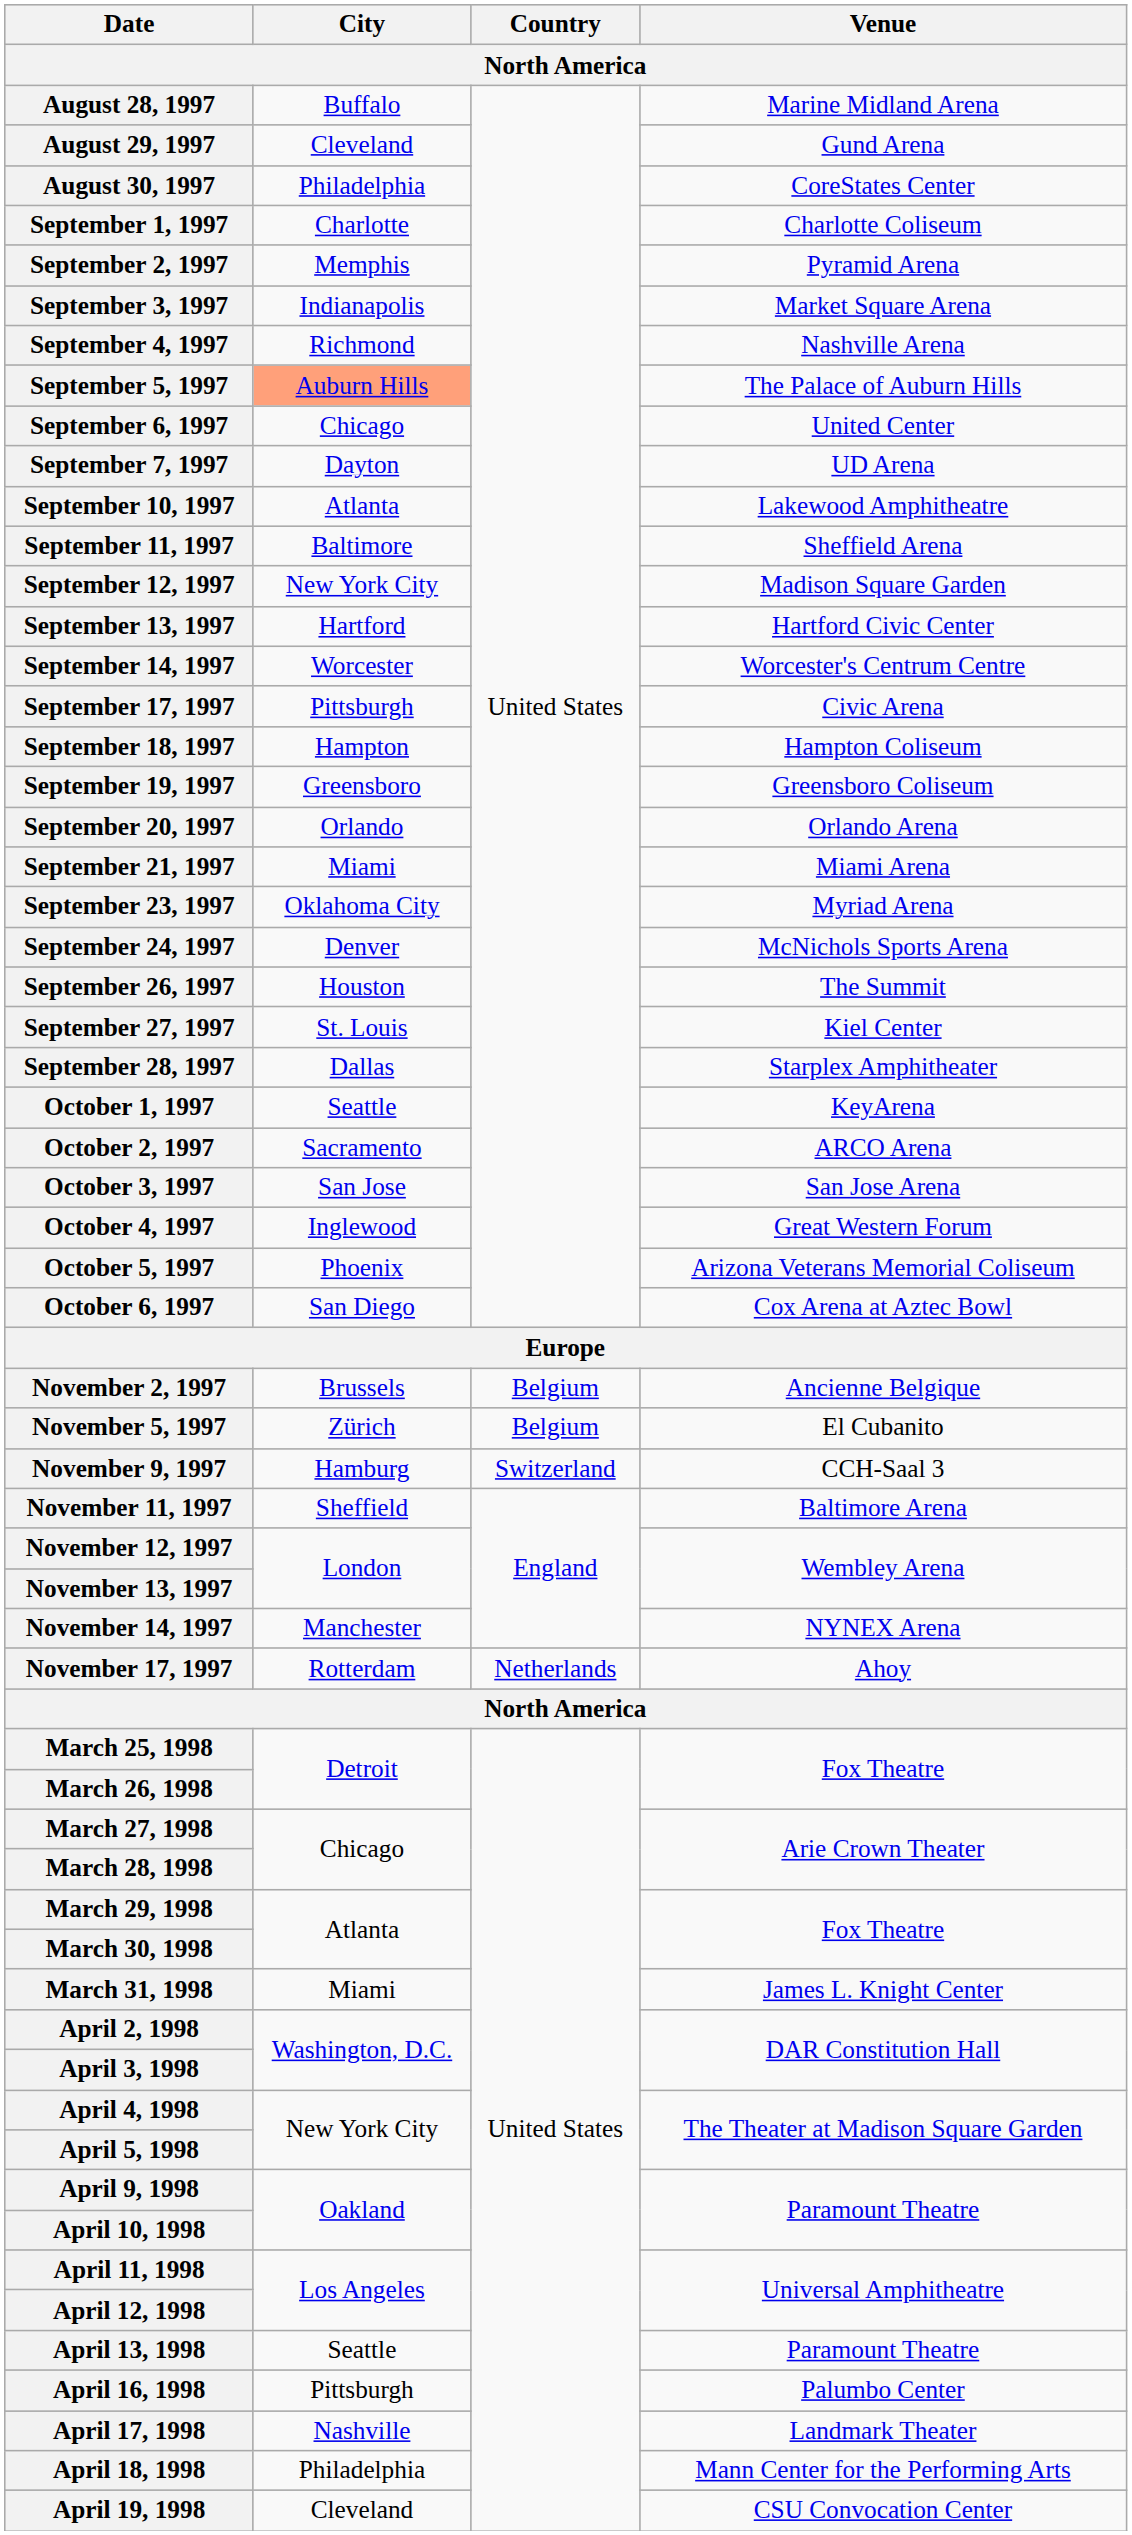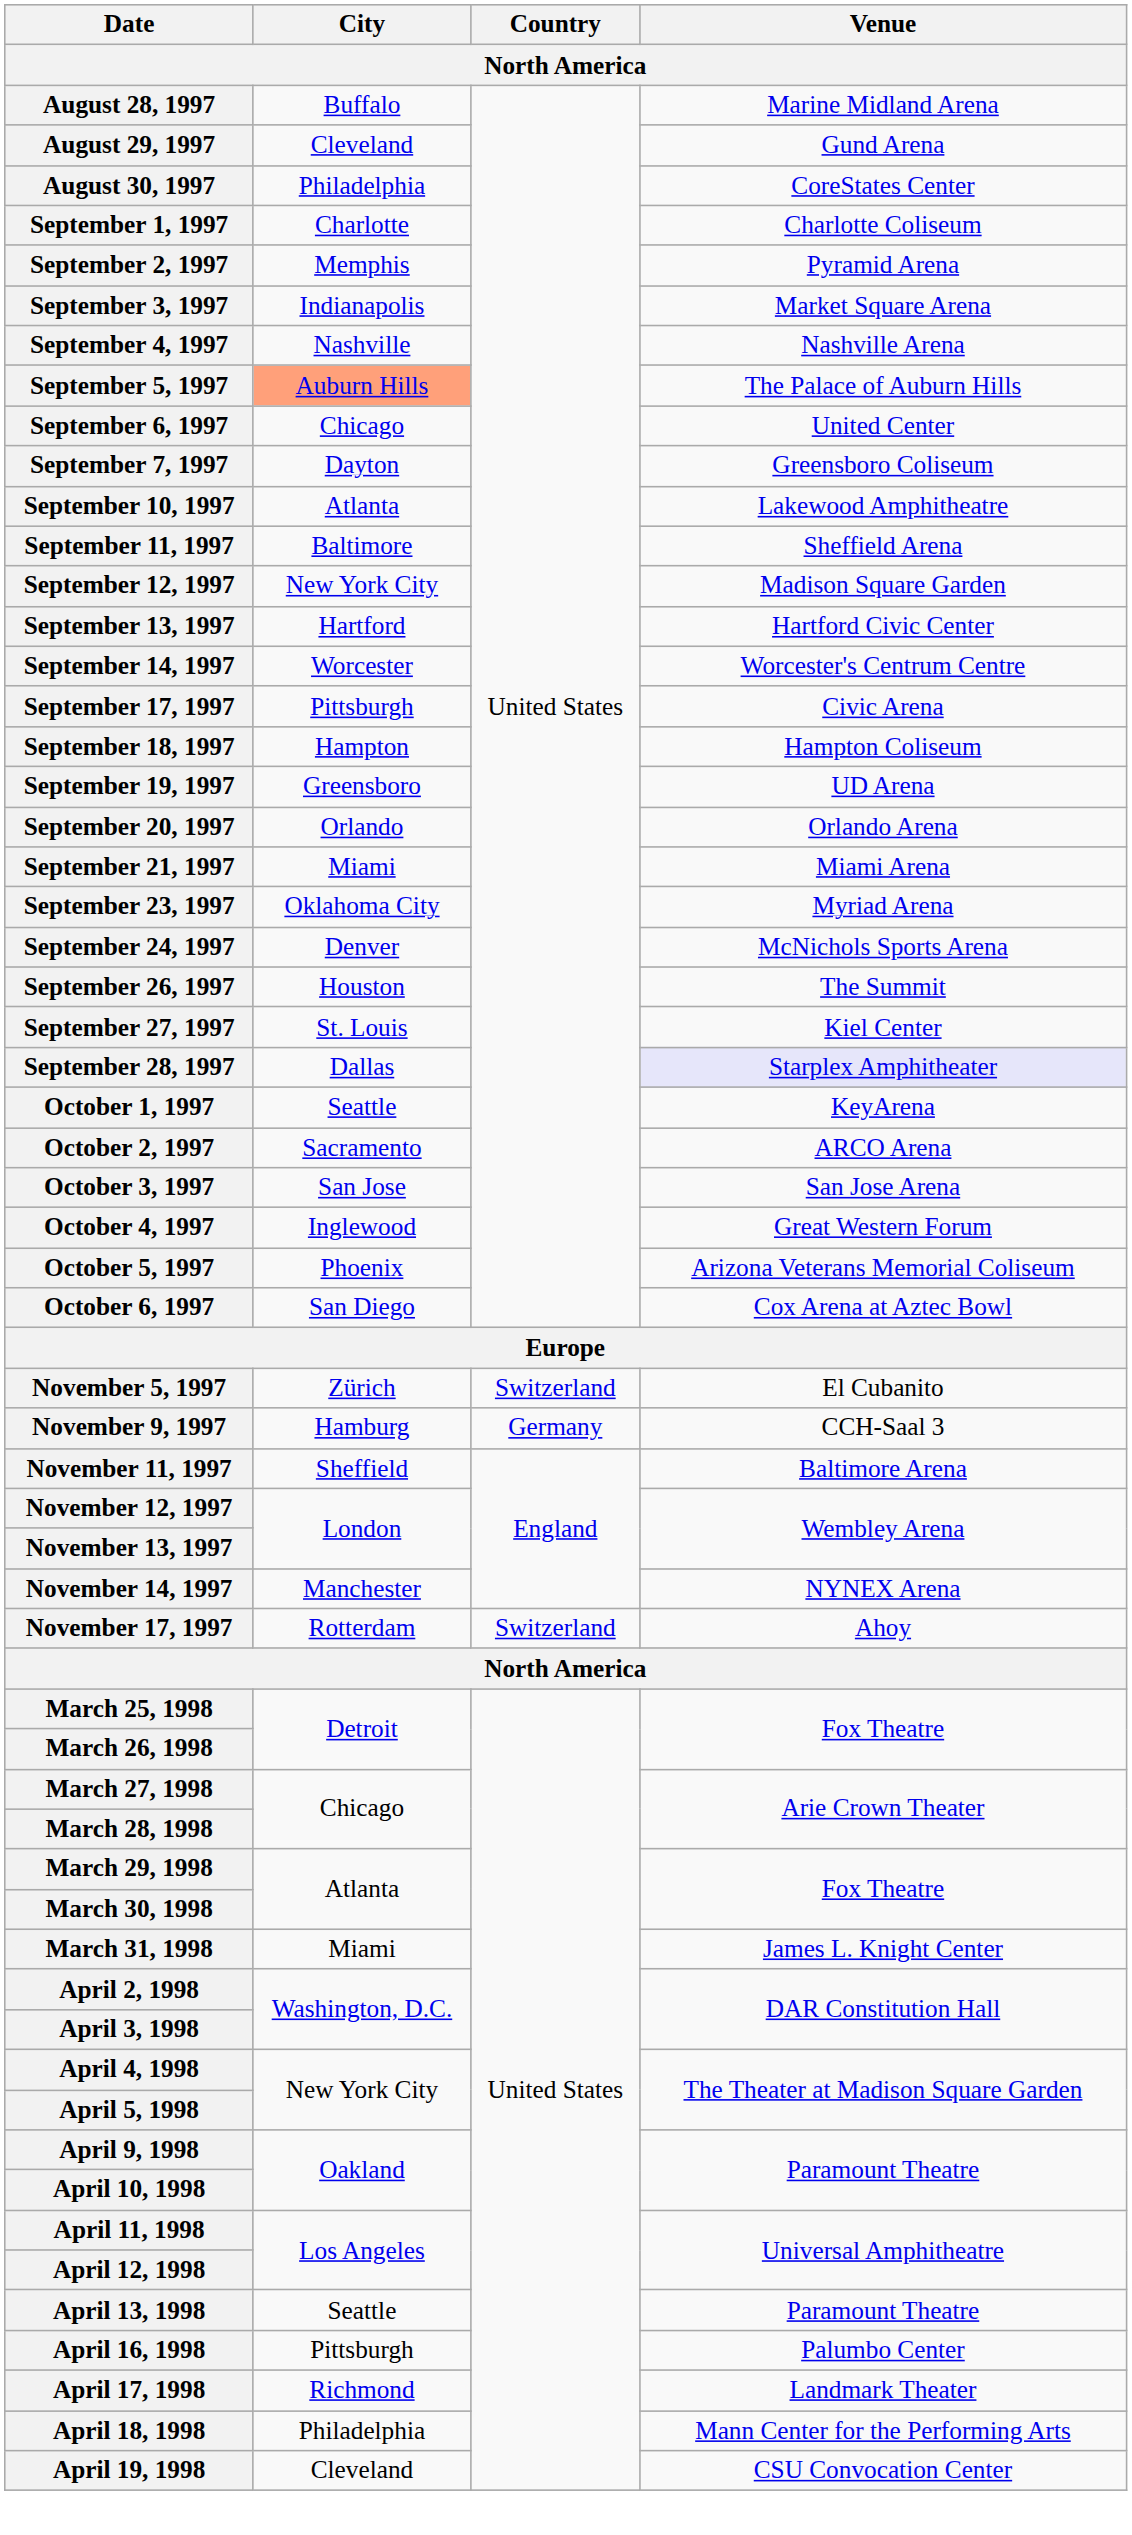(362, 345) Richmond -> (362, 345) Nashville
(883, 465) UD Arena -> (883, 465) Greensboro Coliseum
(883, 786) Greensboro Coliseum -> (883, 786) UD Arena
(883, 1066) no background -> (883, 1066) lavender background
- row: (129, 1387)
(555, 1427) Belgium -> (555, 1387) Switzerland
(555, 1467) Switzerland -> (555, 1427) Germany
(555, 1668) Netherlands -> (555, 1628) Switzerland
(362, 2430) Nashville -> (362, 2390) Richmond
